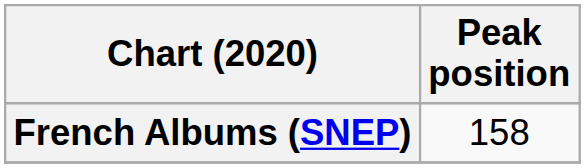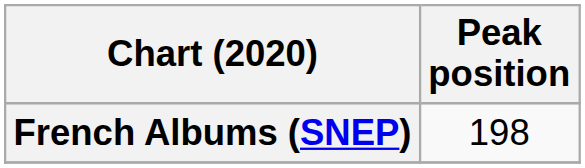(499, 132) 158 -> (499, 132) 198
